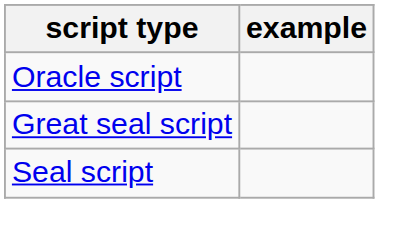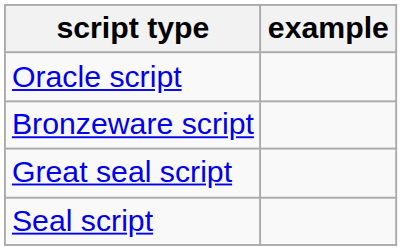+ row: (133, 124)
